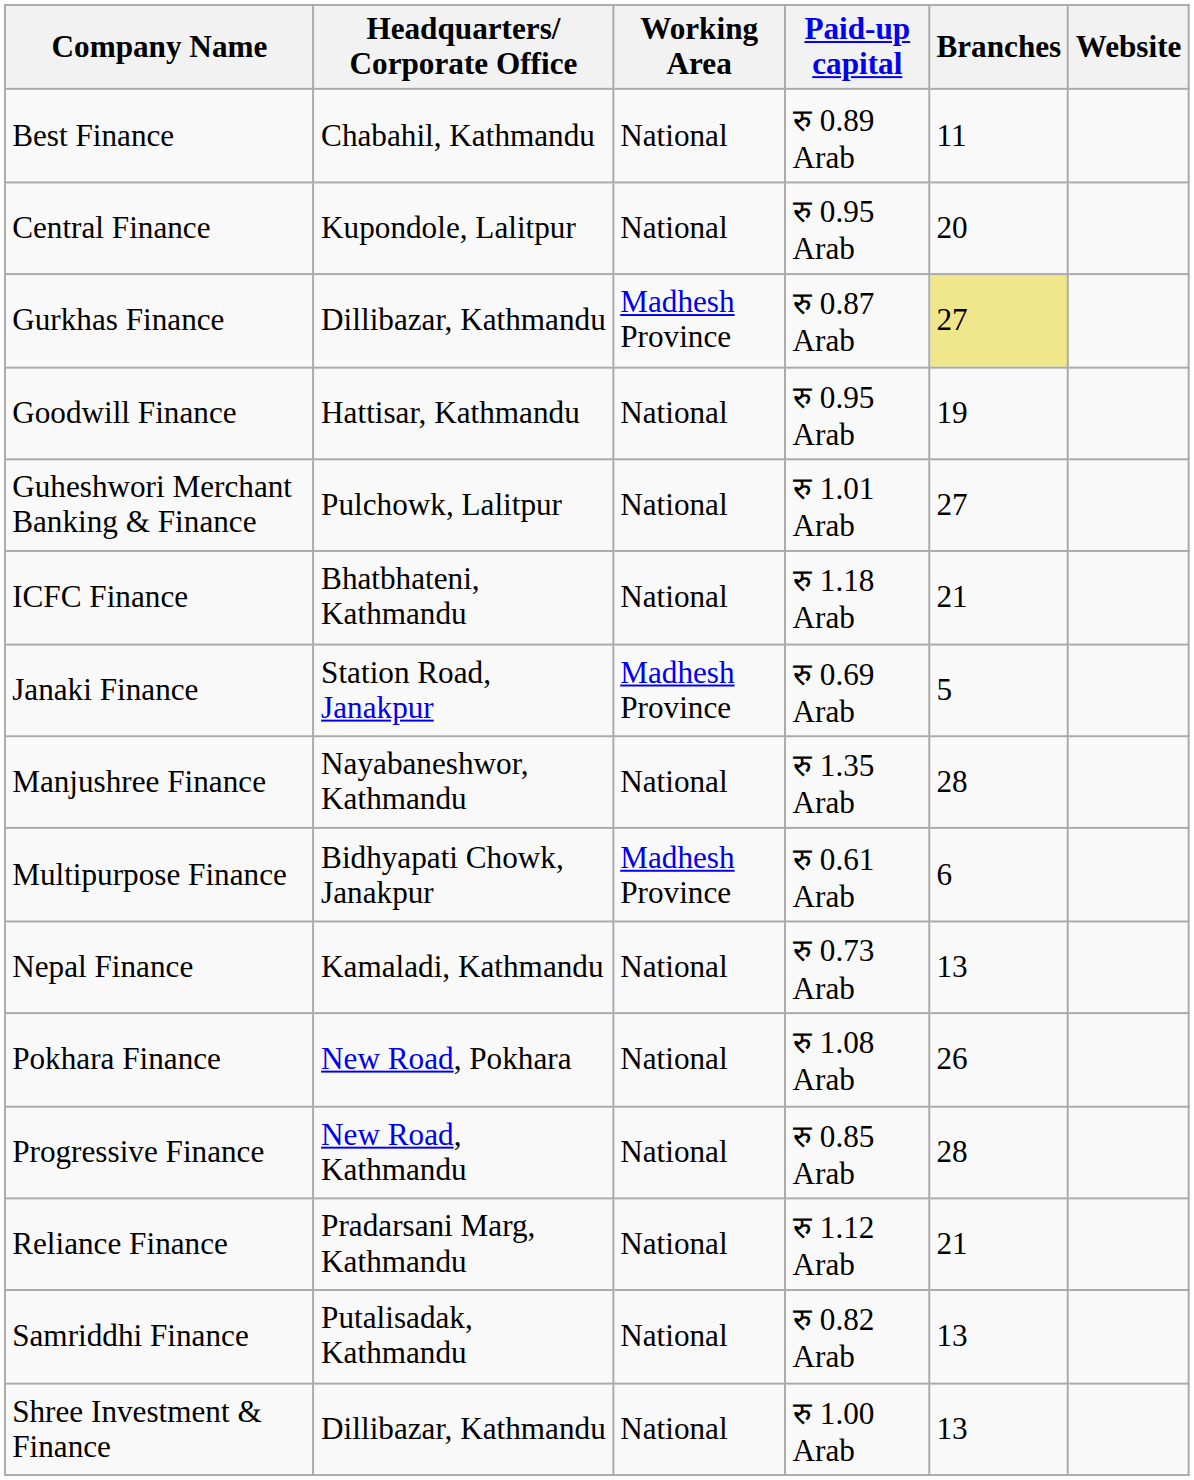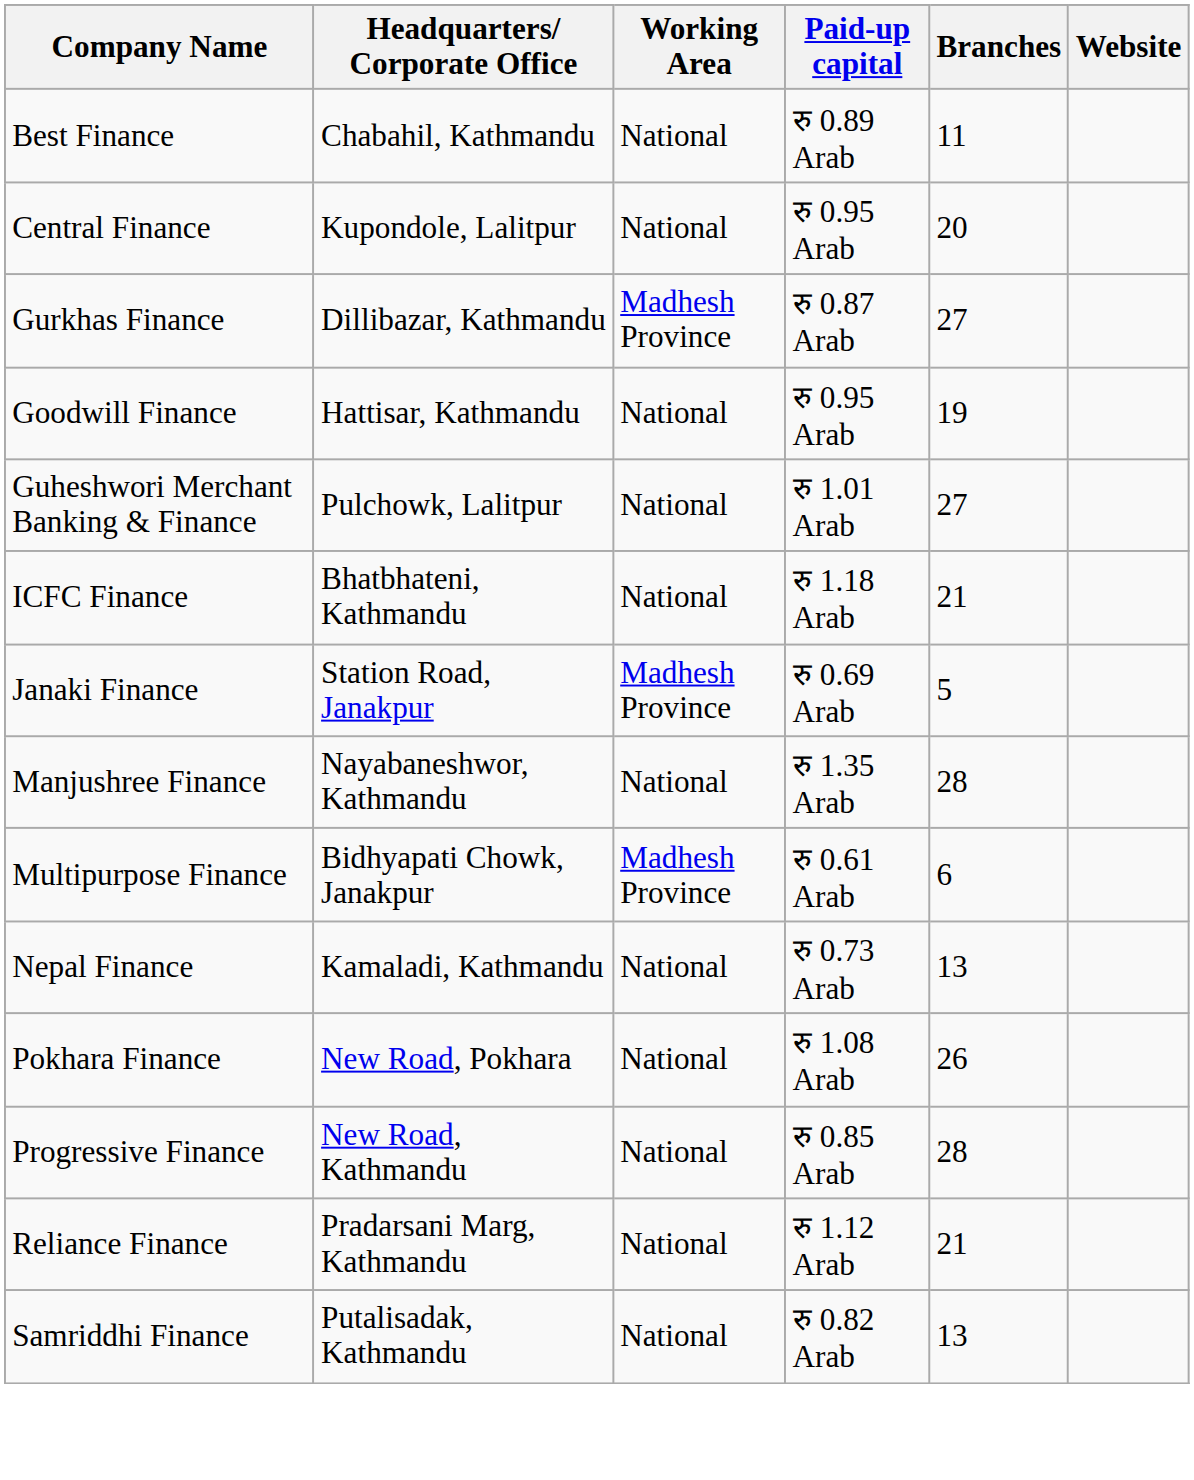(952, 320) khaki background -> (952, 320) no background
- row: (137, 1428)
